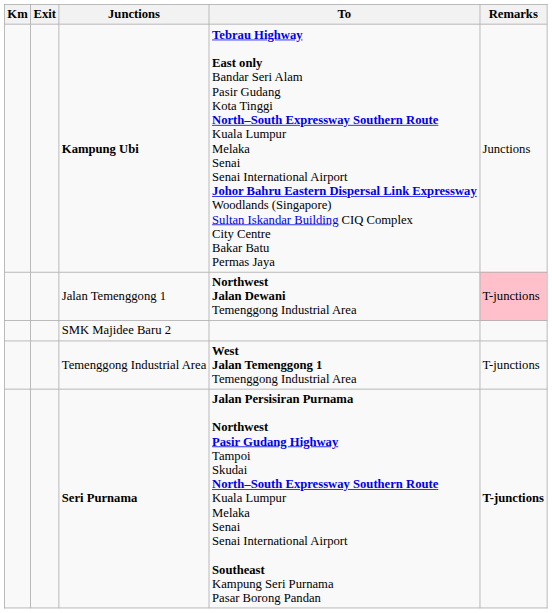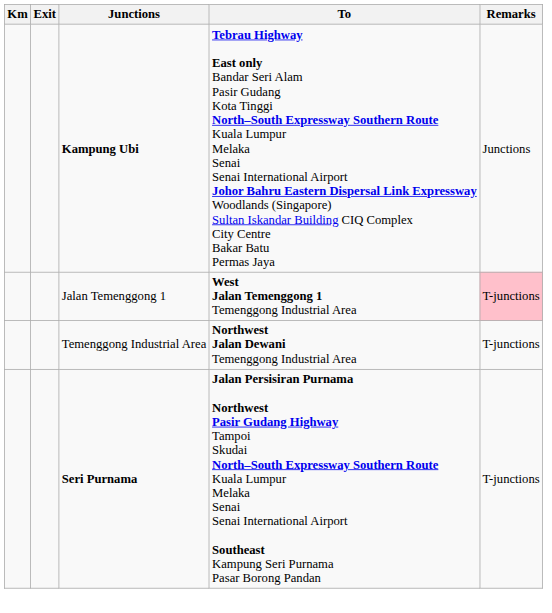(284, 296) Northwest Jalan Dewani Temenggong Industrial Area -> (284, 296) West Jalan Temenggong 1 Temenggong Industrial Area
- row: (116, 330)
(284, 364) West Jalan Temenggong 1 Temenggong Industrial Area -> (284, 344) Northwest Jalan Dewani Temenggong Industrial Area
(513, 498) bold -> (511, 478) normal
